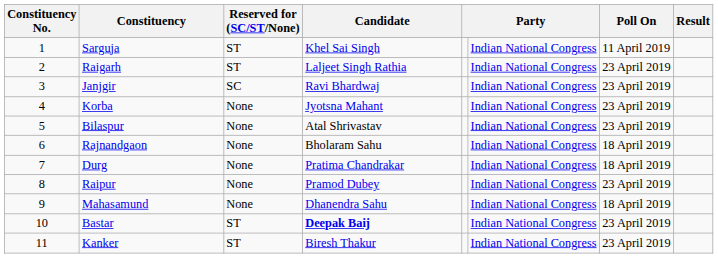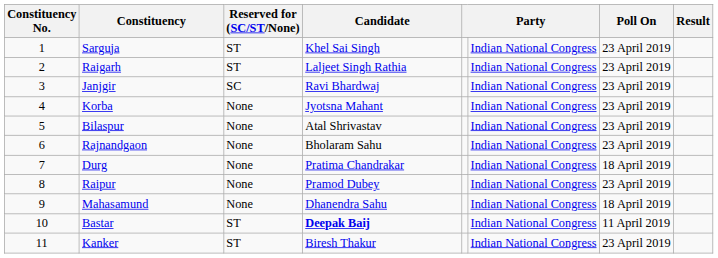(636, 47) 11 April 2019 -> (636, 47) 23 April 2019
(636, 145) 18 April 2019 -> (636, 145) 23 April 2019
(636, 223) 23 April 2019 -> (636, 223) 11 April 2019
